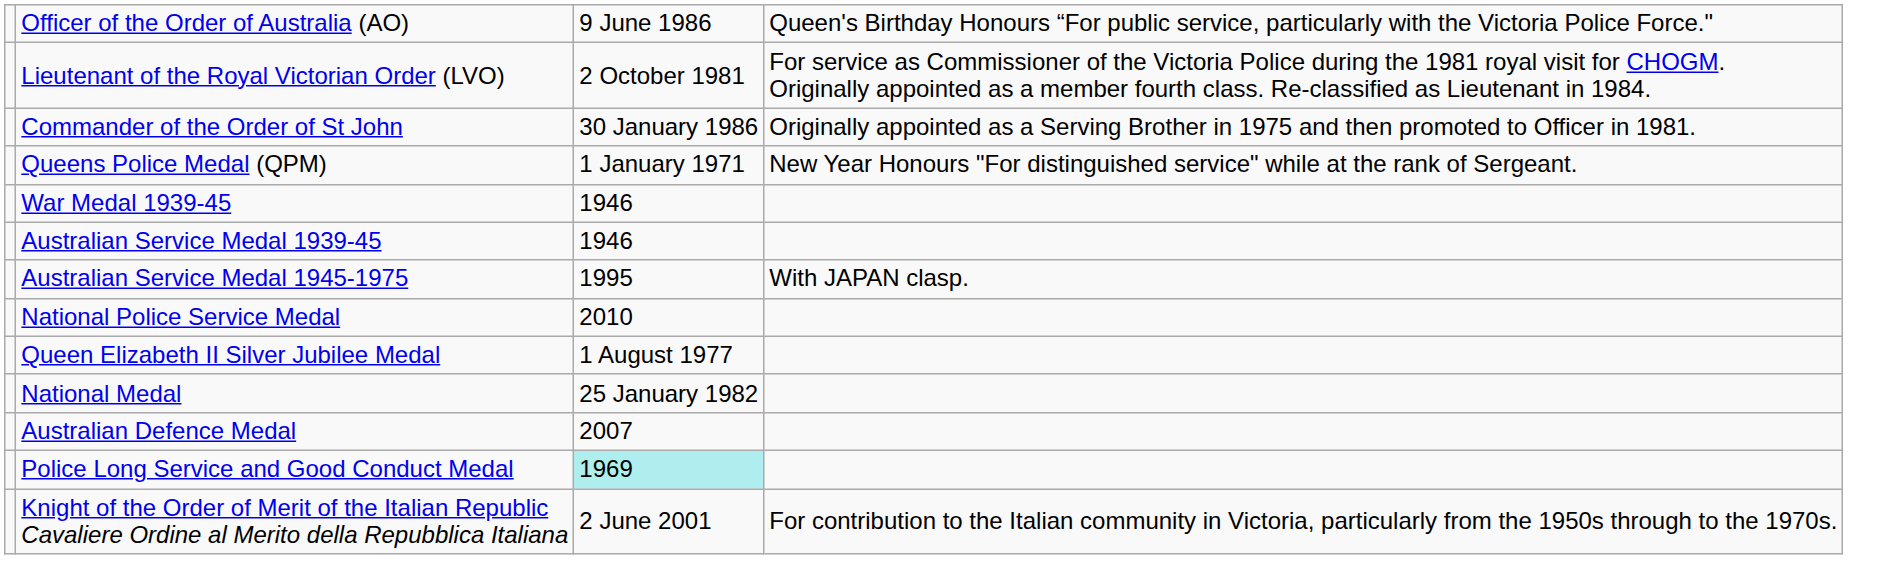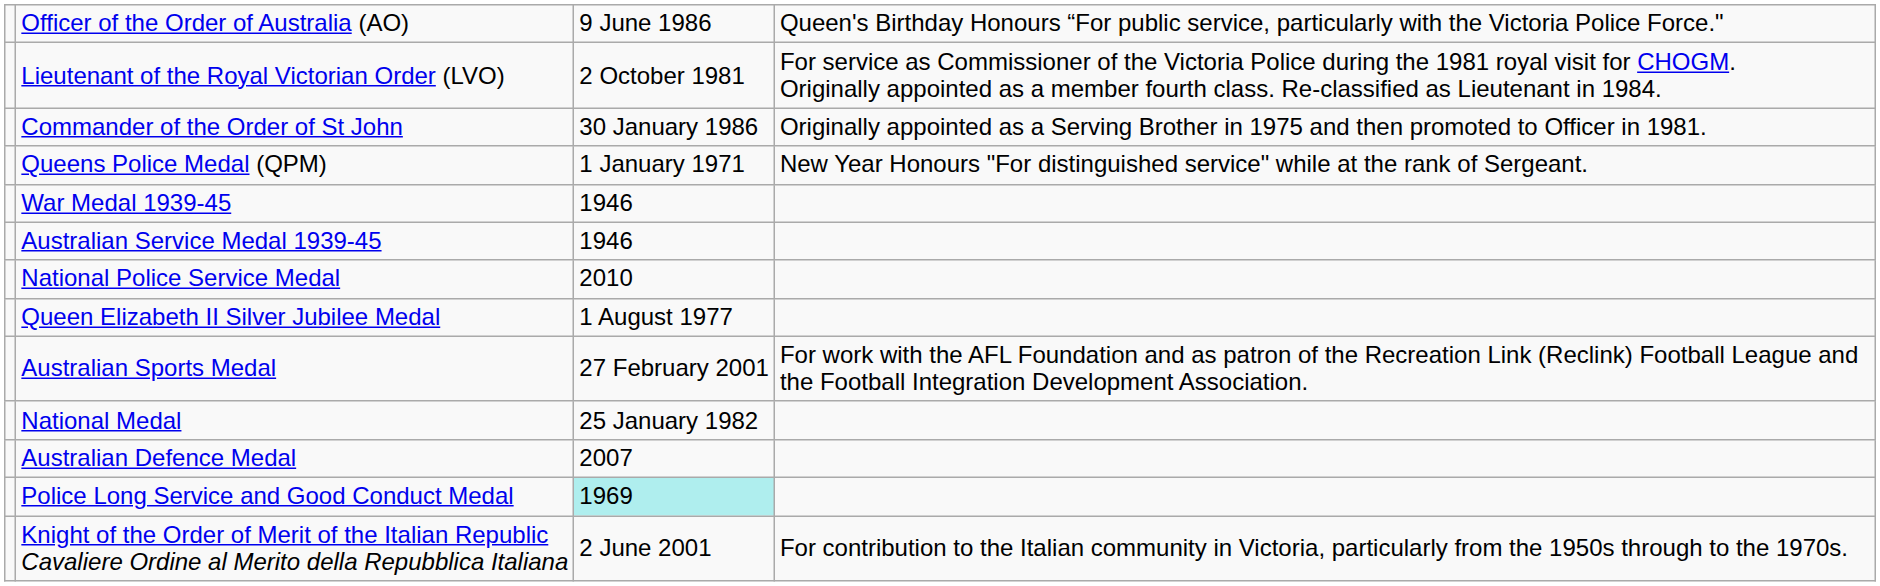- row: (215, 278)
+ row: (149, 368)
